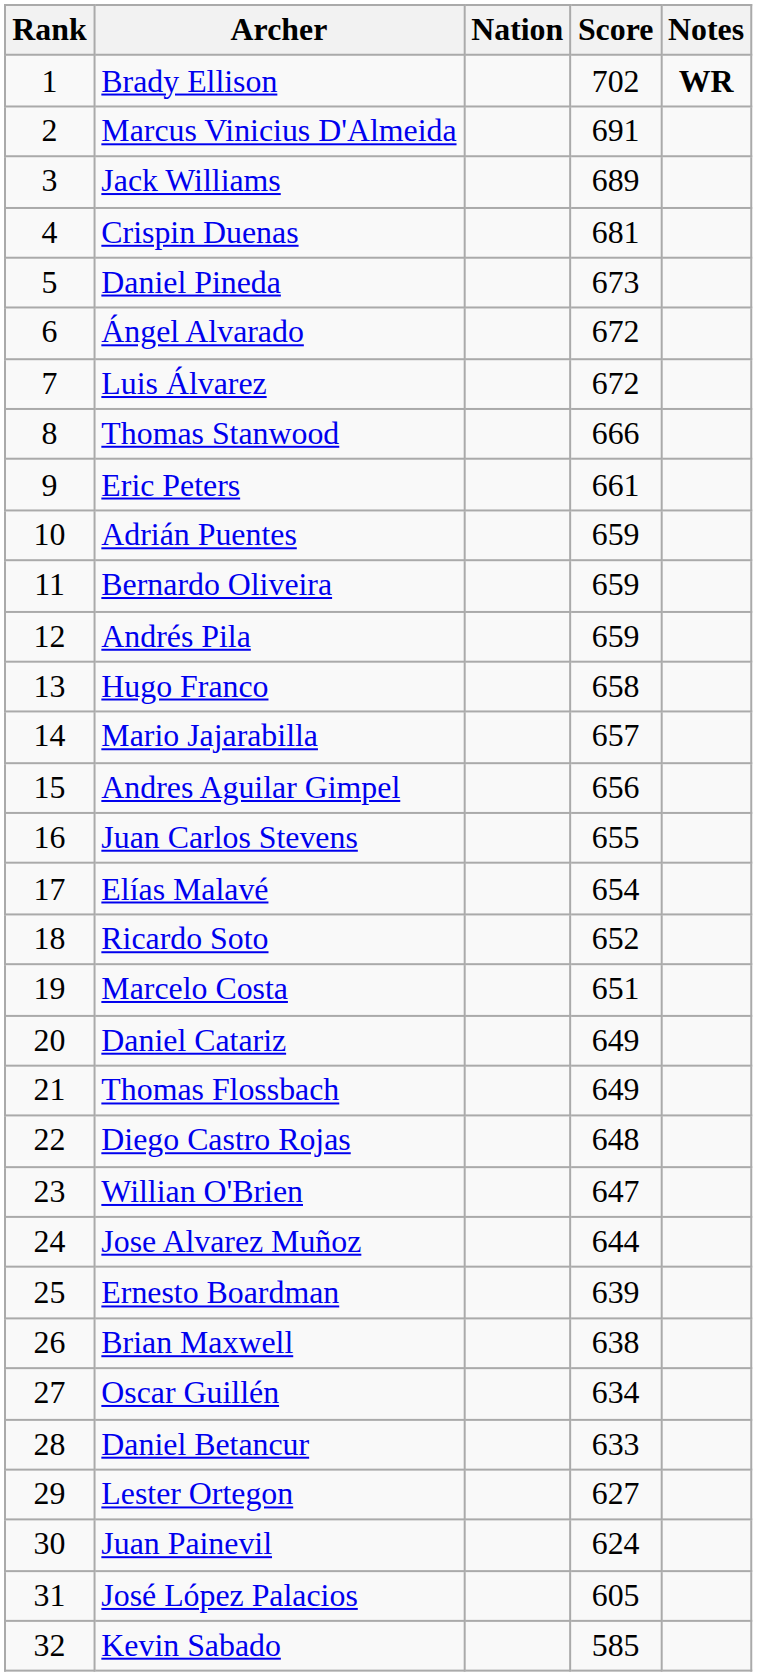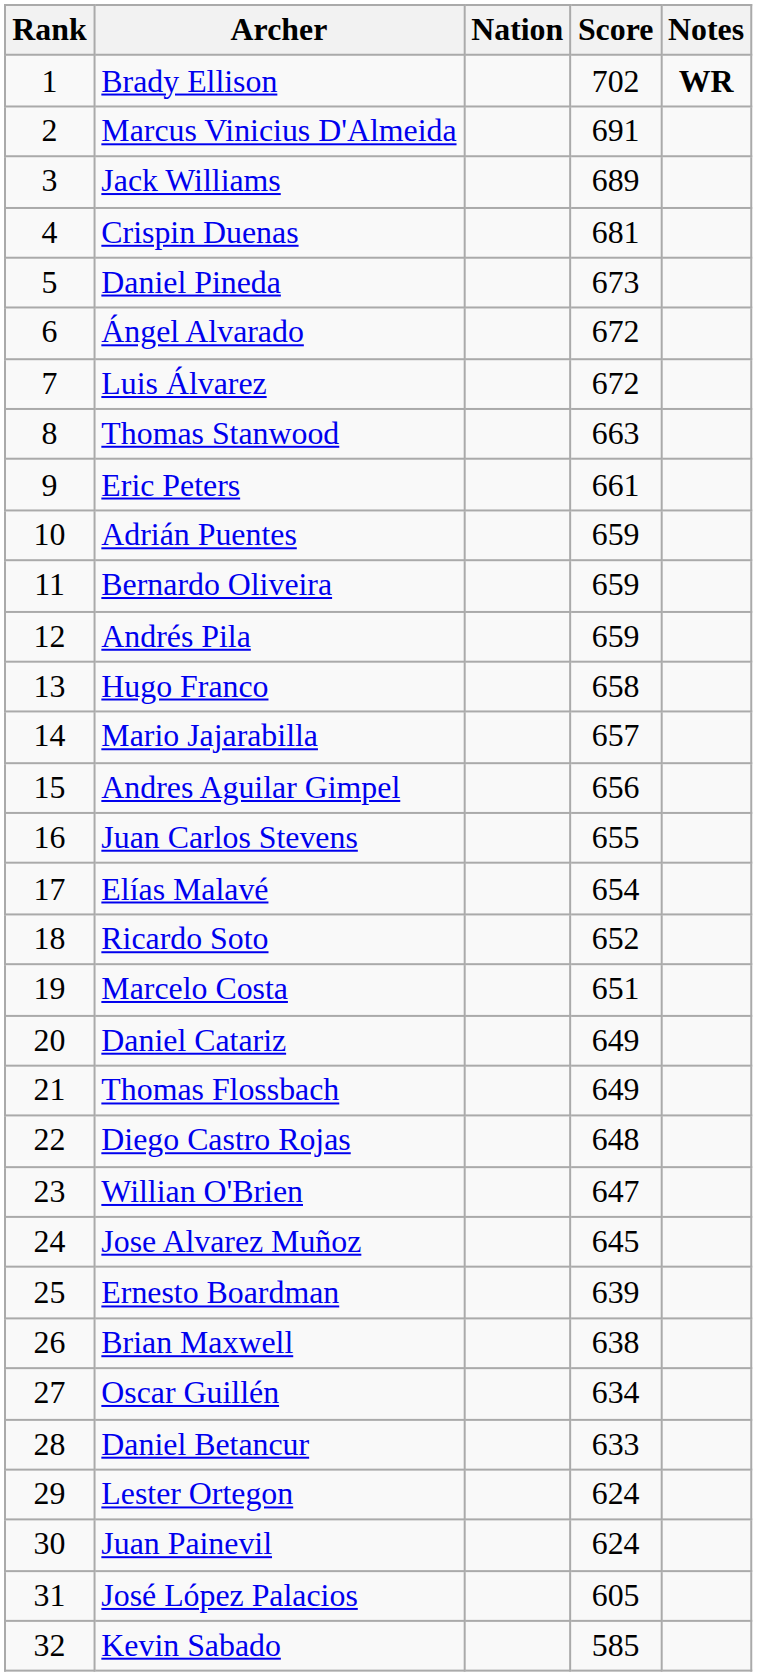(616, 433) 666 -> (616, 433) 663
(616, 1241) 644 -> (616, 1241) 645
(616, 1494) 627 -> (616, 1494) 624
